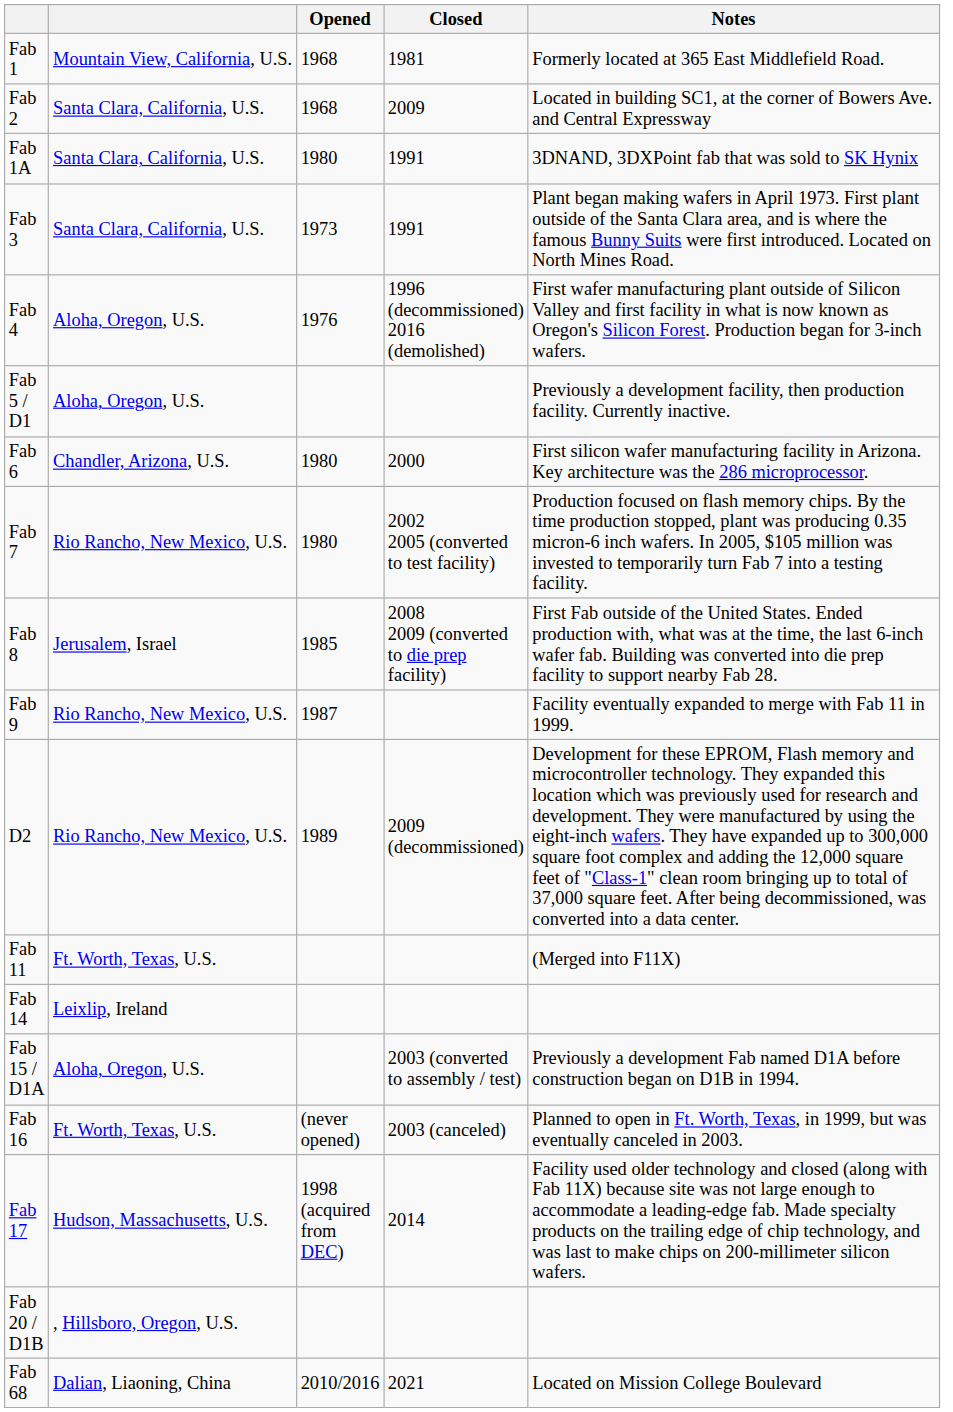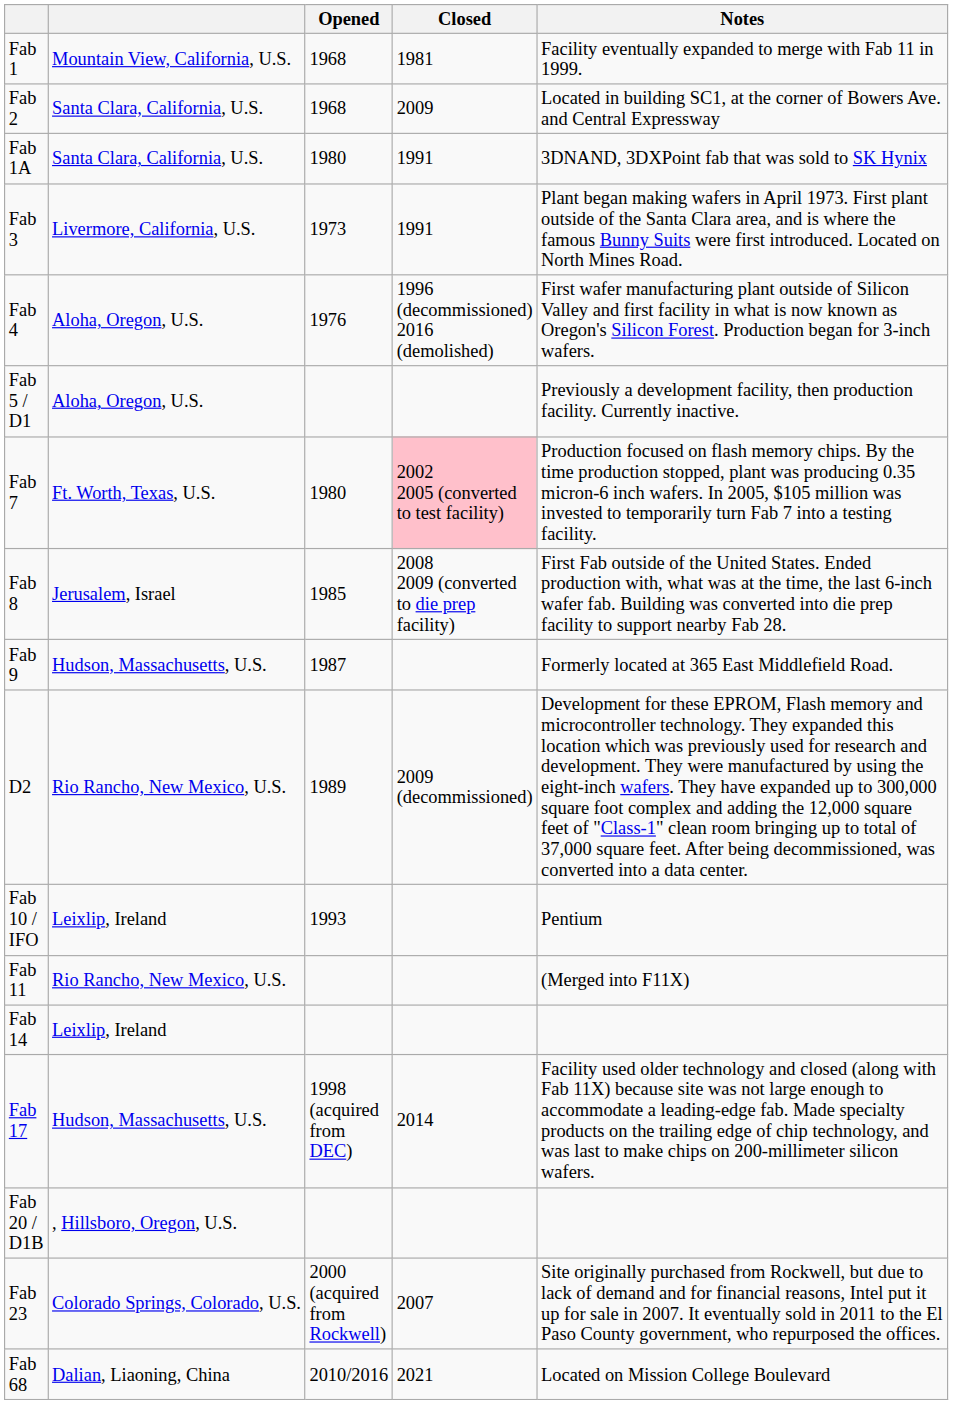(708, 58) Formerly located at 365 East Middlefield Road. -> (737, 58) Facility eventually expanded to merge with Fab 11 in 1999.
(159, 228) Santa Clara, California, U.S. -> (154, 228) Livermore, California, U.S.
- row: (23, 461)
(170, 542) Rio Rancho, New Mexico, U.S. -> (134, 492) Ft. Worth, Texas, U.S.
(448, 542) no background -> (457, 492) pink background
(170, 714) Rio Rancho, New Mexico, U.S. -> (159, 664) Hudson, Massachusetts, U.S.
(728, 714) Facility eventually expanded to merge with Fab 11 in 1999. -> (717, 664) Formerly located at 365 East Middlefield Road.
+ row: (24, 919)
(135, 959) Ft. Worth, Texas, U.S. -> (169, 979) Rio Rancho, New Mexico, U.S.
- row: (27, 1069)
- row: (23, 1129)
+ row: (23, 1303)
